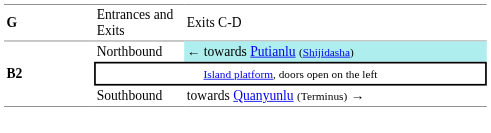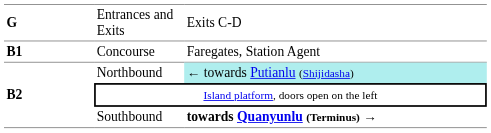+ row: (126, 51)
(275, 95) normal -> (282, 117) bold
